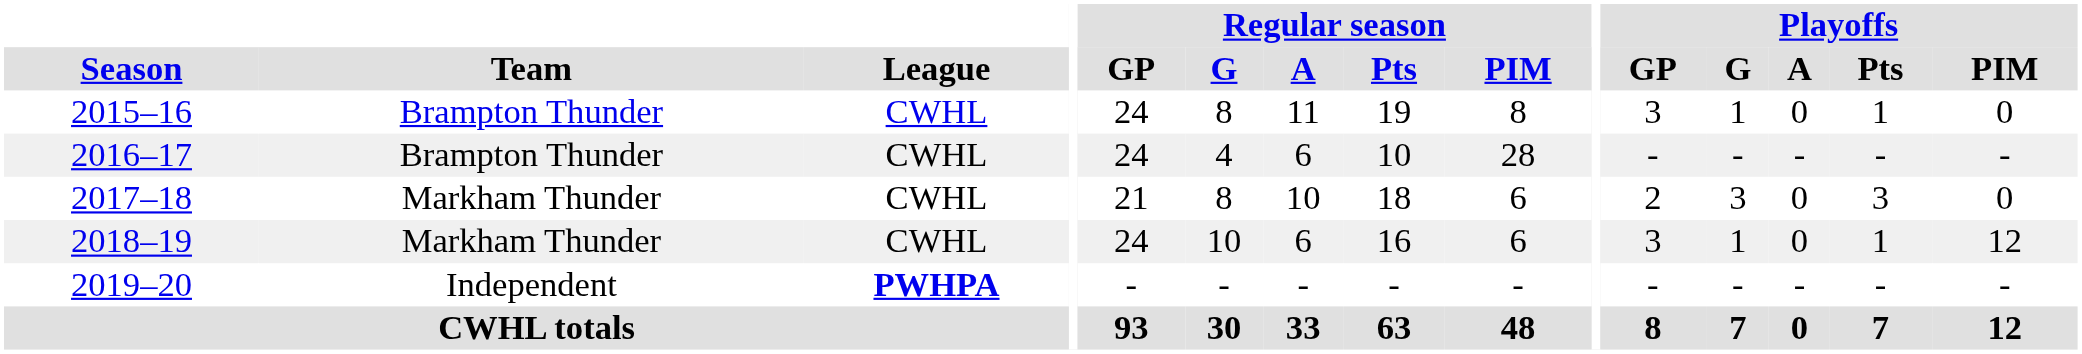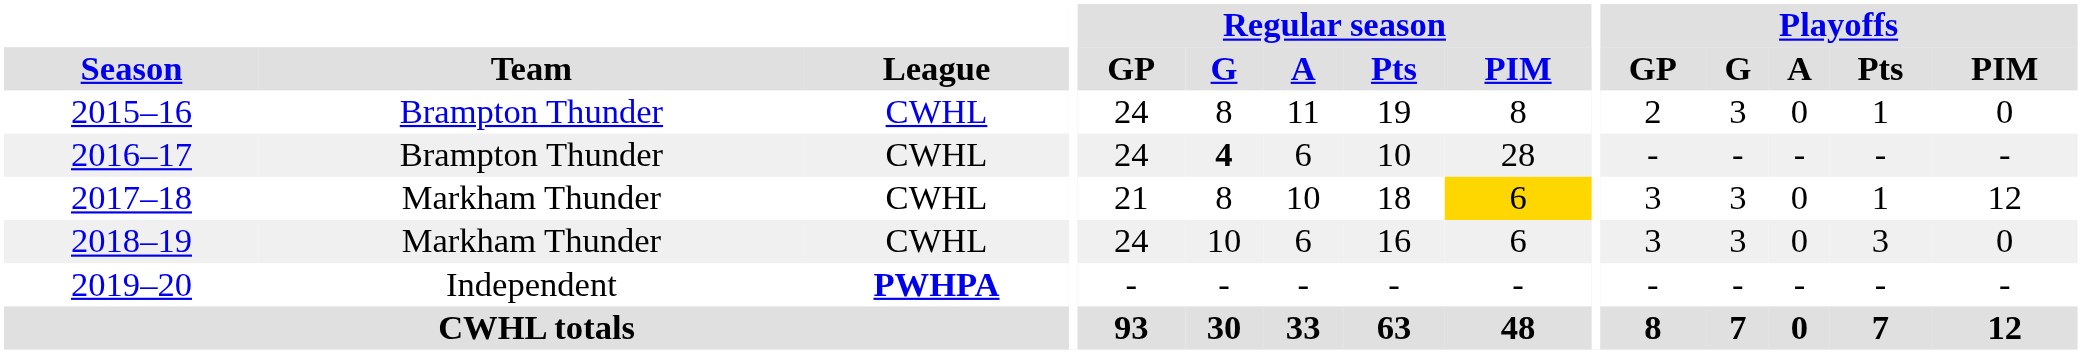(1653, 111) 3 -> (1653, 111) 2
(1738, 111) 1 -> (1738, 111) 3
(1224, 154) normal -> (1224, 154) bold
(1518, 197) no background -> (1518, 197) gold background
(1653, 197) 2 -> (1653, 197) 3
(1881, 197) 3 -> (1881, 197) 1
(2005, 197) 0 -> (2005, 197) 12
(1738, 241) 1 -> (1738, 241) 3
(1881, 241) 1 -> (1881, 241) 3
(2005, 241) 12 -> (2005, 241) 0
